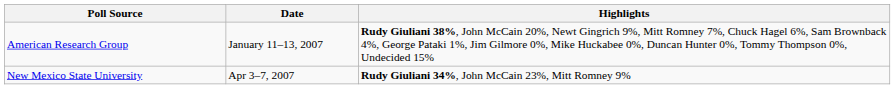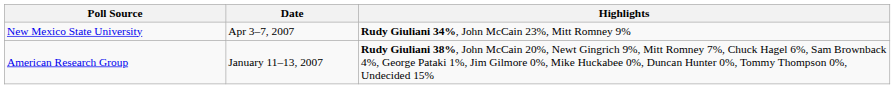rows swapped: (75, 75) <-> (68, 44)
